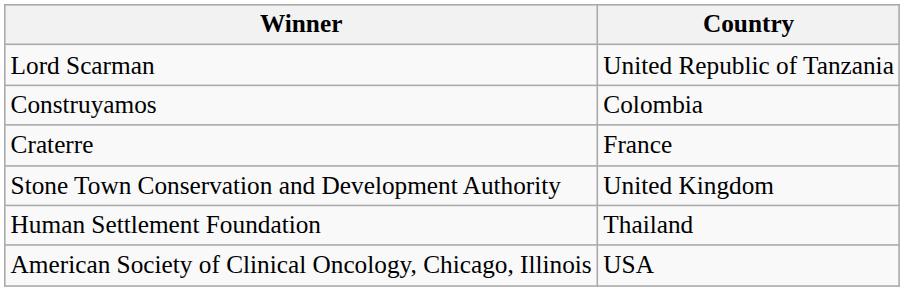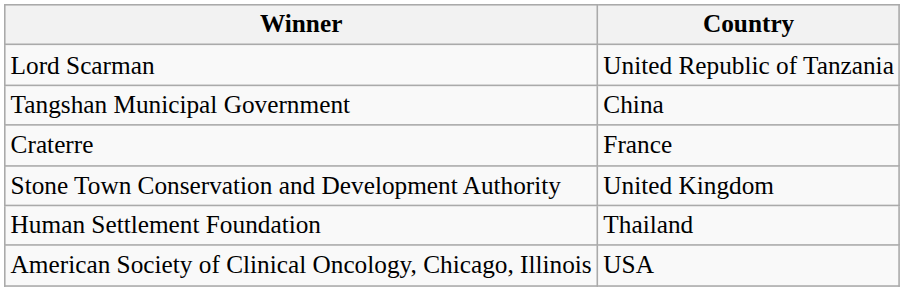+ row: (180, 104)
- row: (84, 104)
